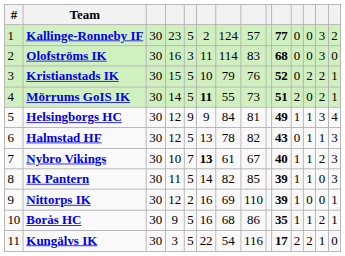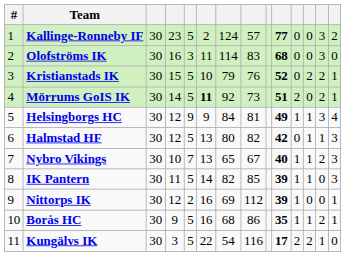(228, 96) 55 -> (228, 96) 92
(228, 138) 78 -> (228, 138) 80
(281, 138) 43 -> (281, 138) 42
(206, 158) bold -> (206, 158) normal
(228, 158) 61 -> (228, 158) 65
(253, 199) 110 -> (253, 199) 112
